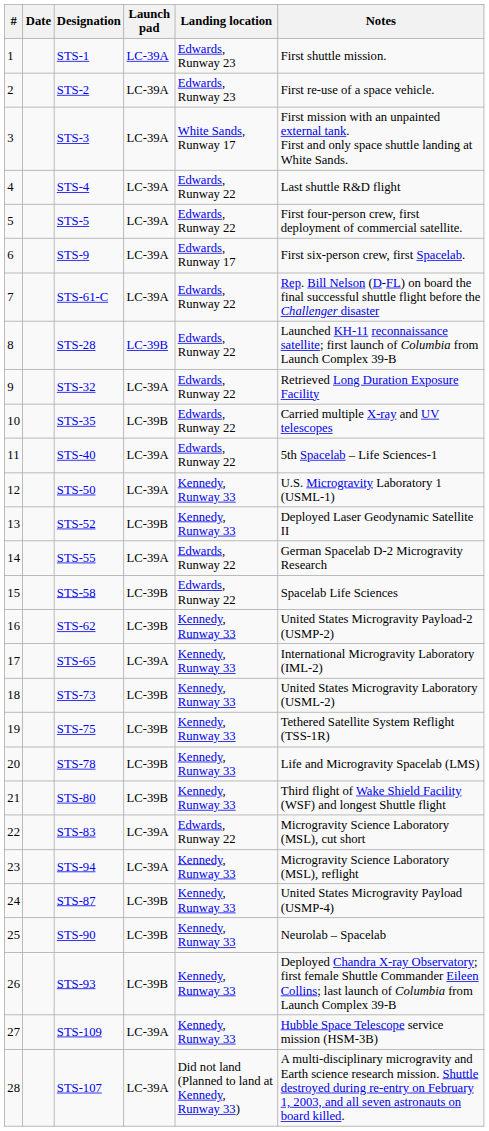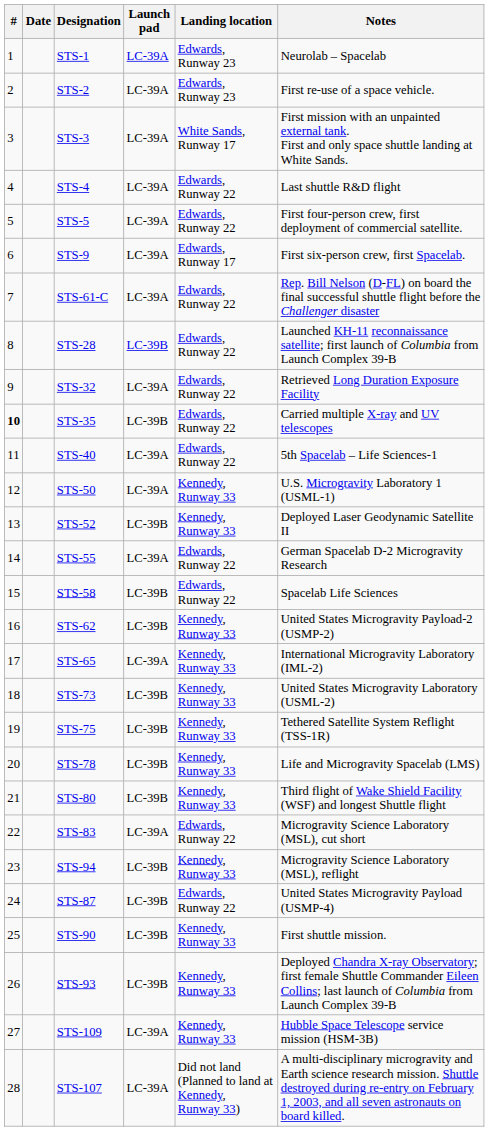(334, 55) First shuttle mission. -> (333, 55) Neurolab – Spacelab
(14, 421) normal -> (14, 421) bold
(148, 866) LC-39A -> (147, 866) LC-39B
(207, 900) Kennedy, Runway 33 -> (207, 900) Edwards, Runway 22
(333, 935) Neurolab – Spacelab -> (334, 935) First shuttle mission.
